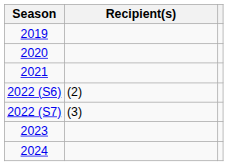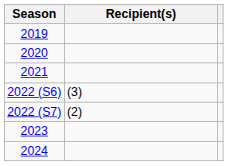(75, 92) (2) -> (75, 92) (3)
(75, 111) (3) -> (75, 111) (2)
